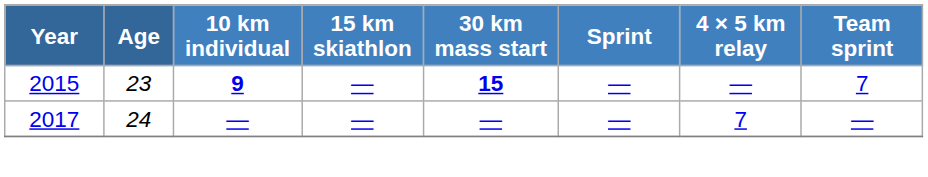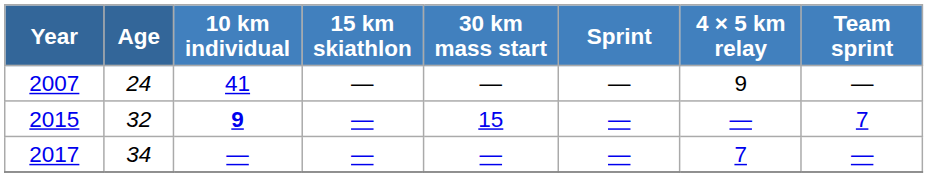+ row: (54, 84)
(139, 84) 23 -> (139, 119) 32
(491, 84) bold -> (491, 119) normal
(139, 119) 24 -> (139, 155) 34
